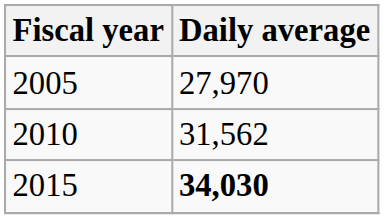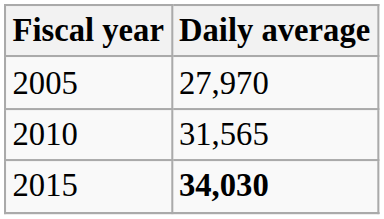(224, 133) 31,562 -> (224, 133) 31,565
